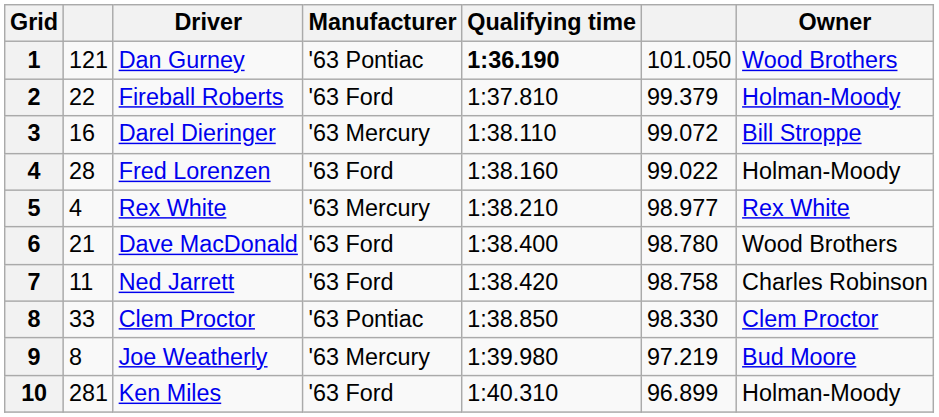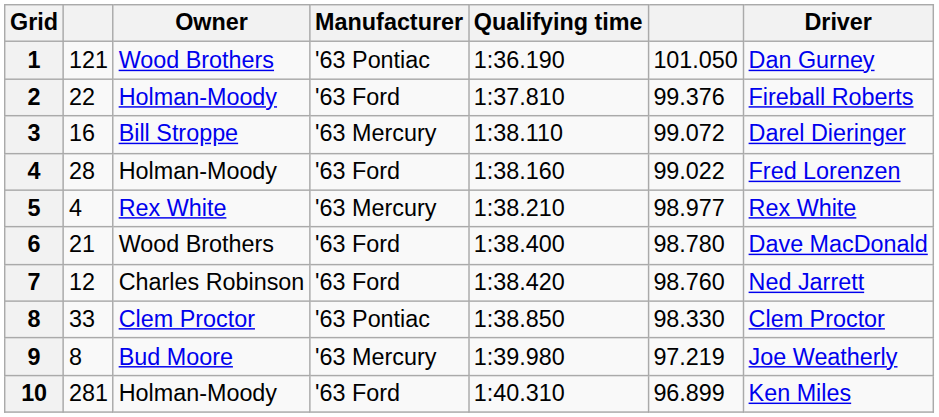columns swapped: (208, 23) <-> (835, 23)
(513, 60) bold -> (519, 60) normal
(683, 97) 99.379 -> (689, 97) 99.376
(81, 282) 11 -> (82, 282) 12
(683, 282) 98.758 -> (689, 282) 98.760
